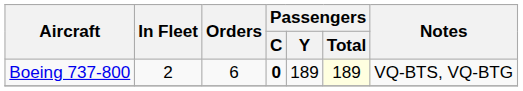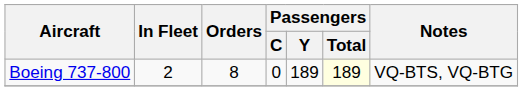(234, 72) 6 -> (234, 72) 8
(276, 72) bold -> (276, 72) normal
